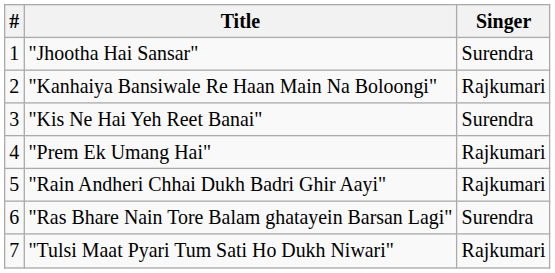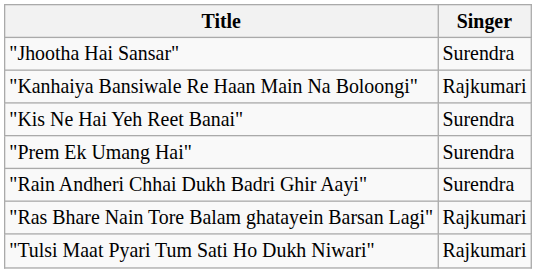- column: (14, 21)
(504, 152) Rajkumari -> (478, 152) Surendra
(504, 185) Rajkumari -> (478, 185) Surendra
(498, 218) Surendra -> (484, 218) Rajkumari
